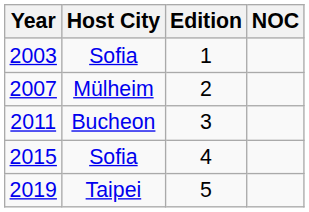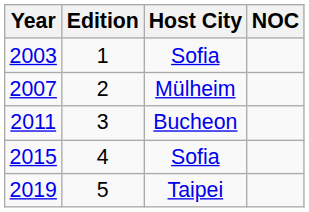columns swapped: (206, 21) <-> (113, 21)
